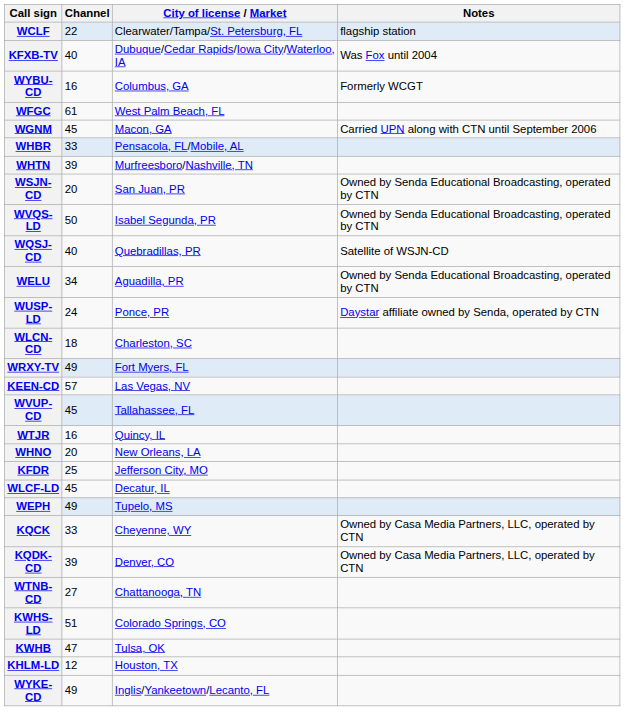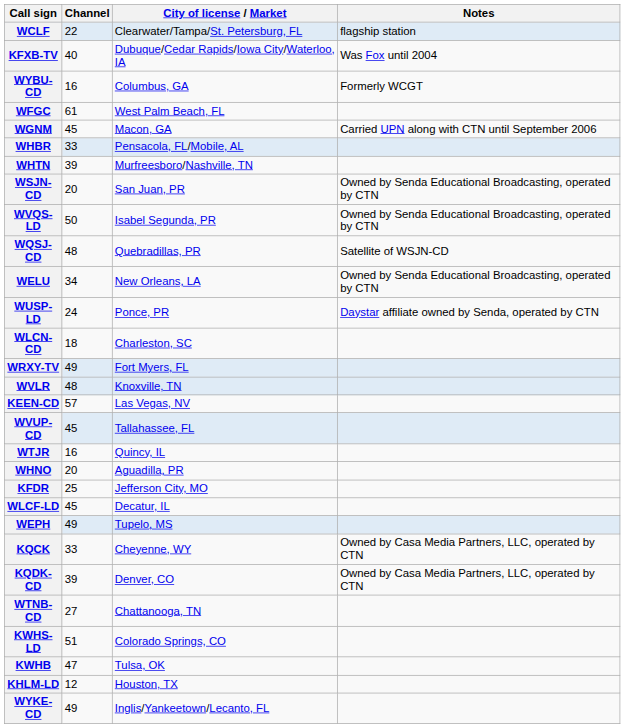(71, 251) 40 -> (71, 251) 48
(149, 281) Aguadilla, PR -> (158, 281) New Orleans, LA
+ row: (33, 385)
(158, 452) New Orleans, LA -> (149, 470) Aguadilla, PR
